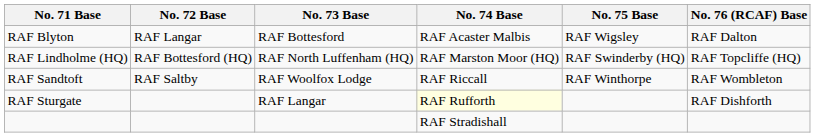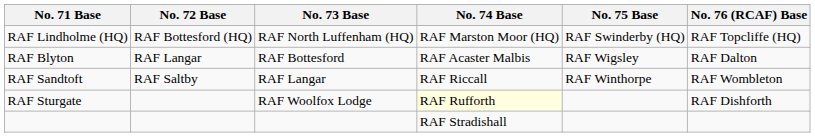rows swapped: (68, 57) <-> (41, 36)
(315, 79) RAF Woolfox Lodge -> (292, 79) RAF Langar
(292, 100) RAF Langar -> (315, 100) RAF Woolfox Lodge
